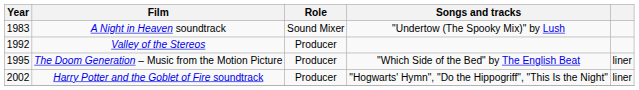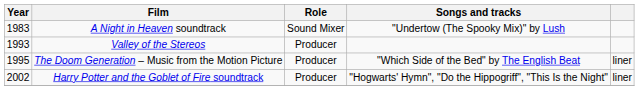(18, 45) 1992 -> (18, 45) 1993
